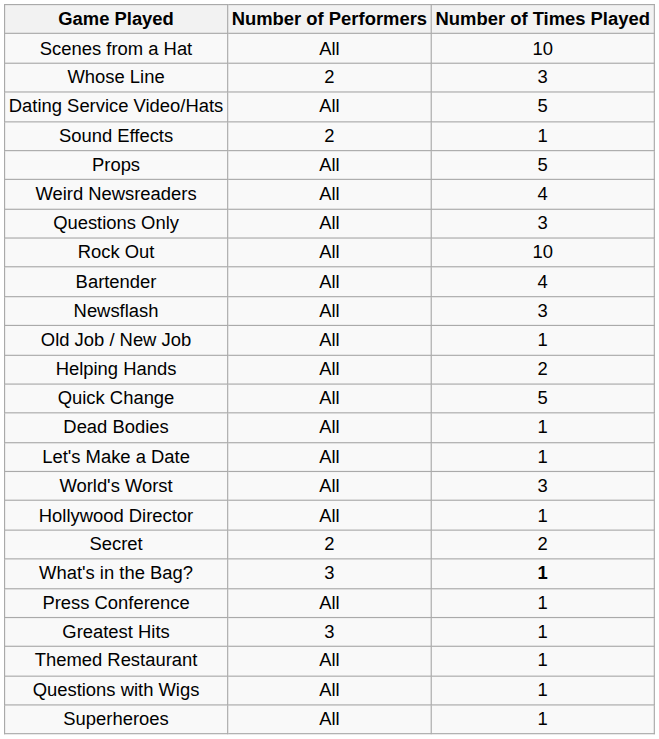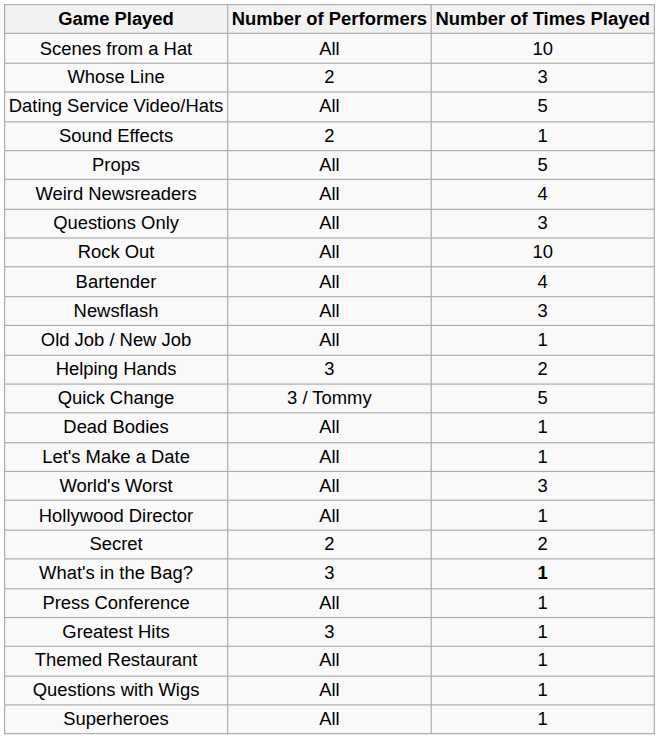(329, 369) All -> (329, 369) 3
(329, 398) All -> (329, 398) 3 / Tommy
